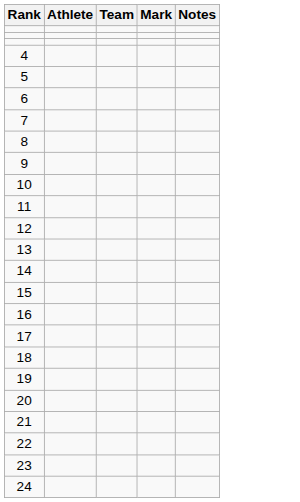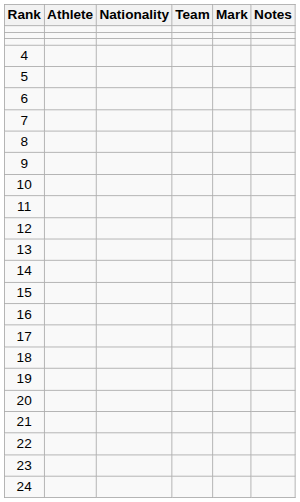+ column: (134, 15)
